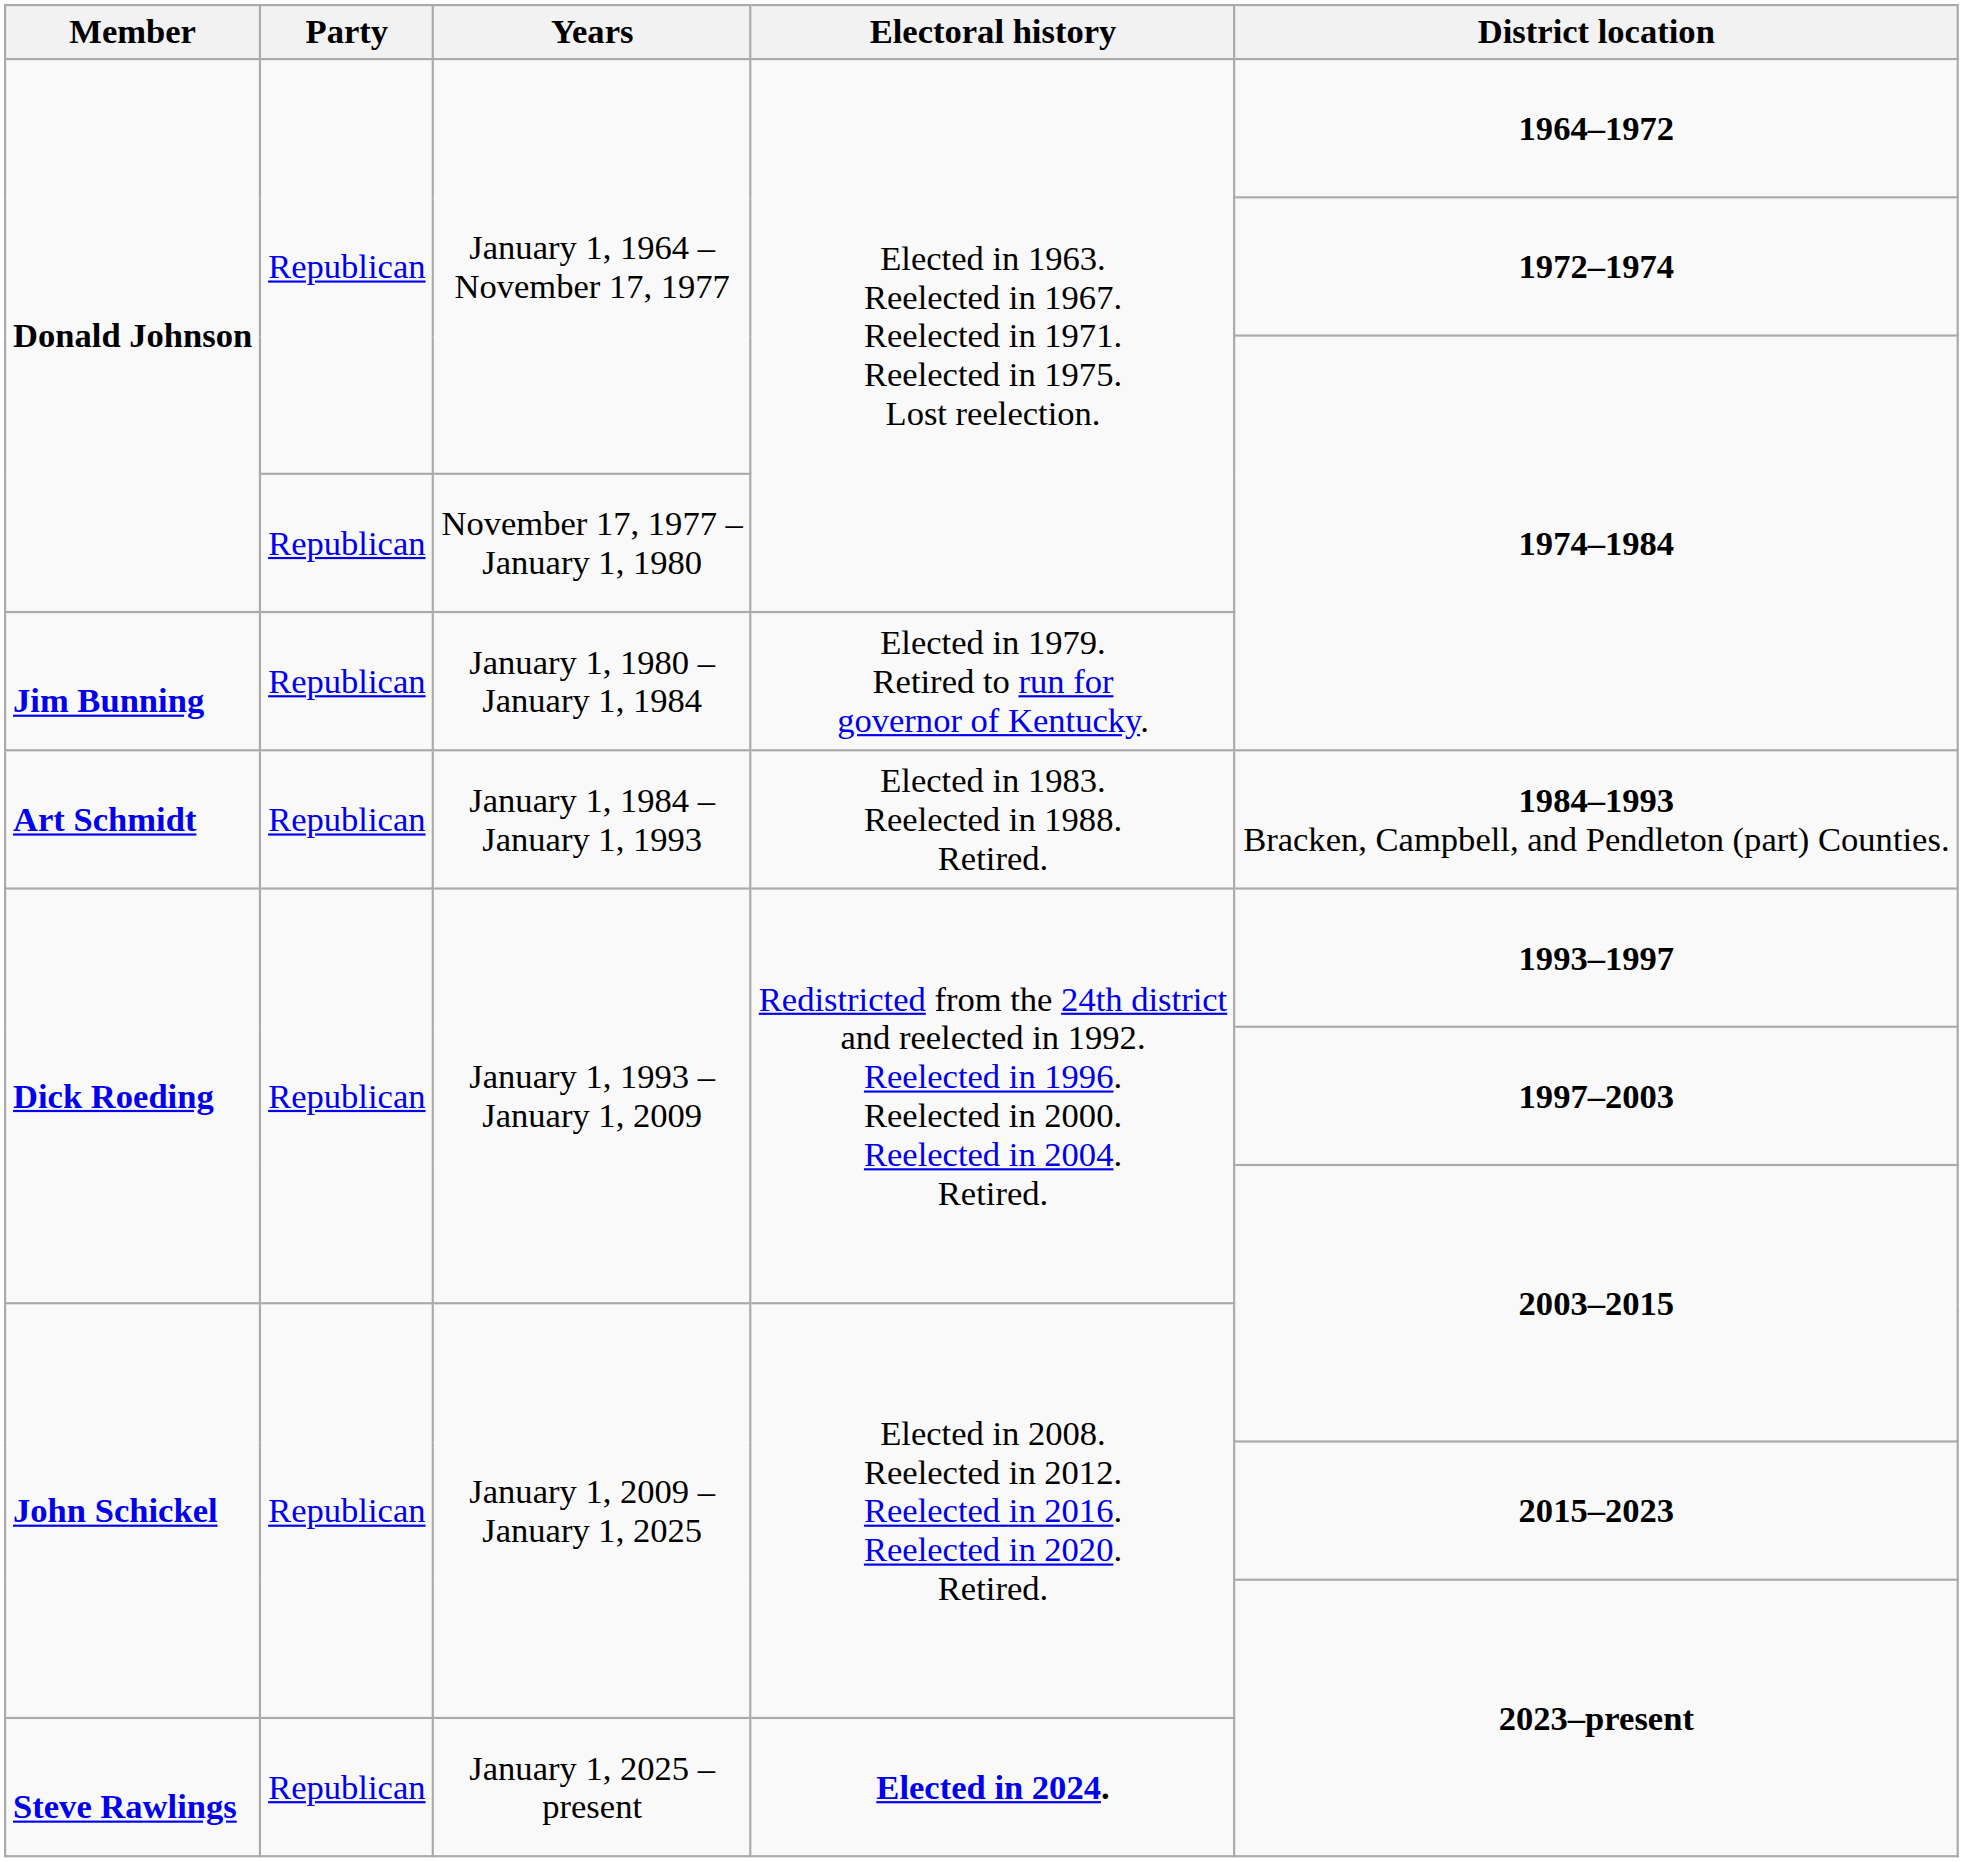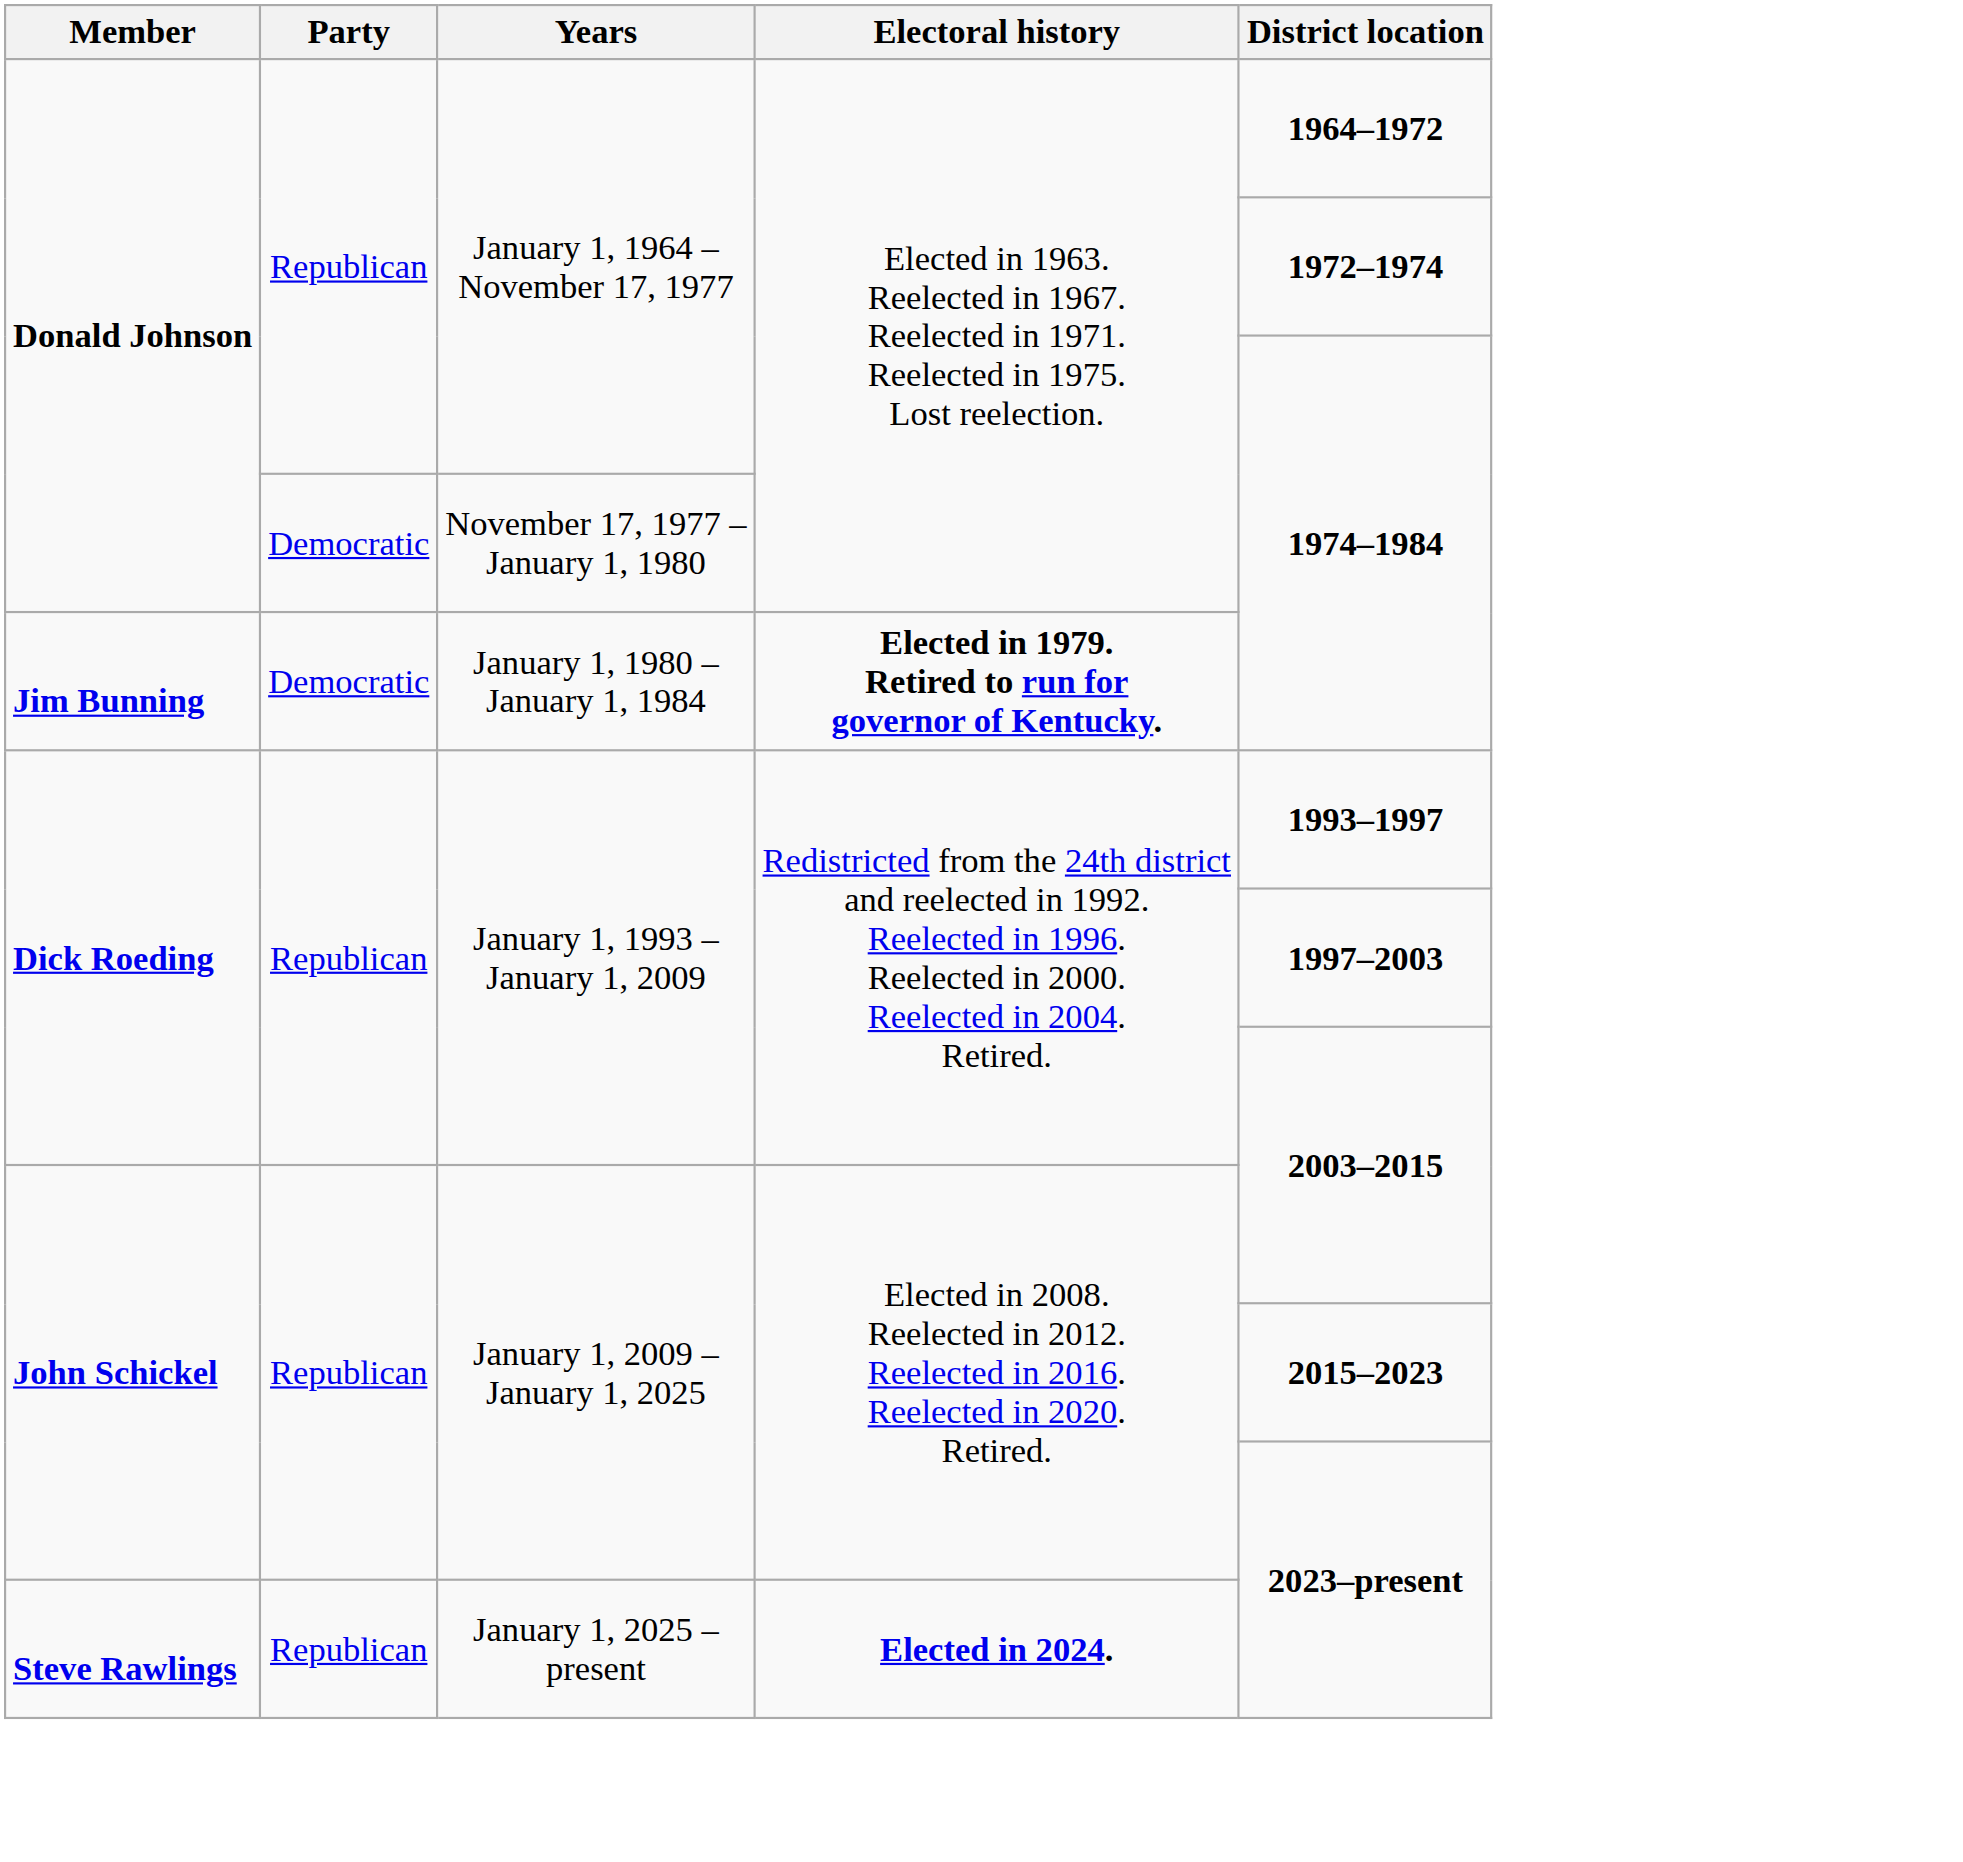(347, 543) Republican -> (349, 543) Democratic
(347, 681) Republican -> (349, 681) Democratic
(993, 681) normal -> (997, 681) bold
- row: (105, 819)
